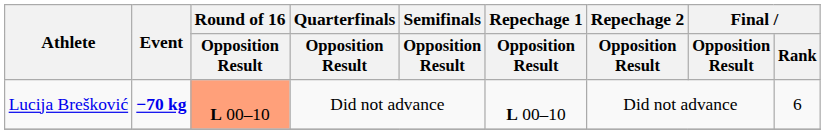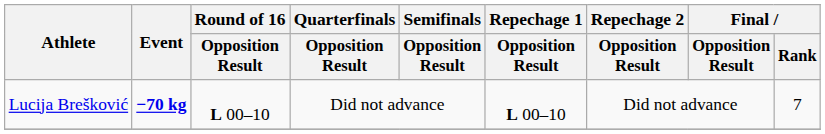(240, 115) lightsalmon background -> (240, 115) no background
(797, 104) 6 -> (797, 104) 7
